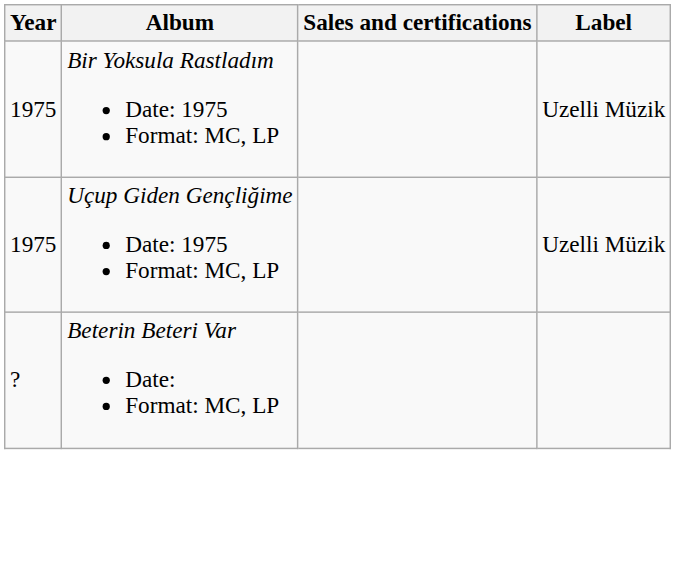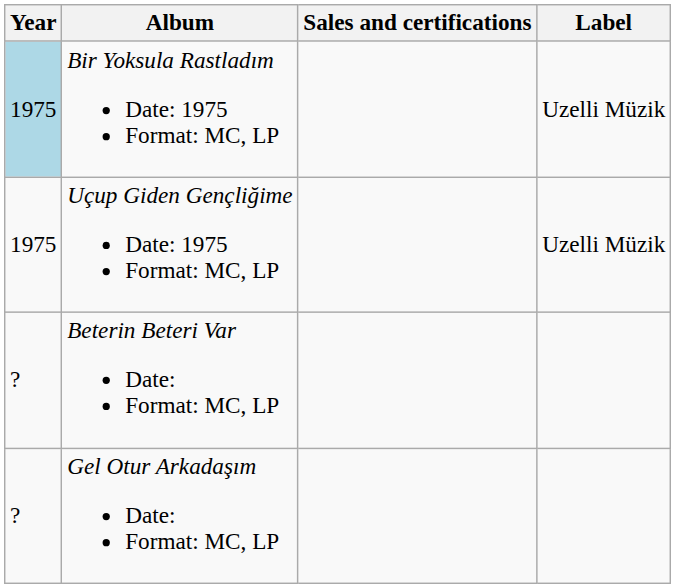(33, 108) no background -> (33, 108) lightblue background
+ row: (180, 504)
